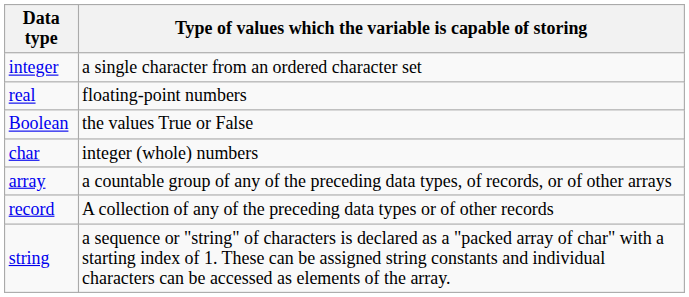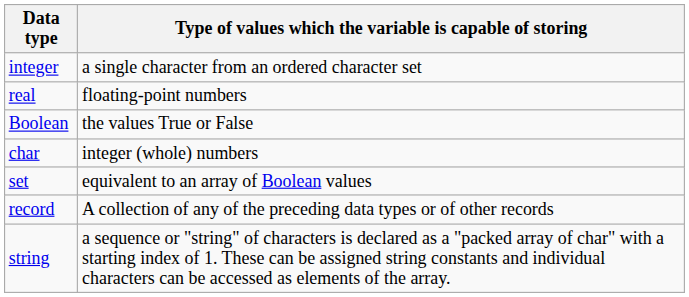+ row: (19, 180)
- row: (27, 180)
